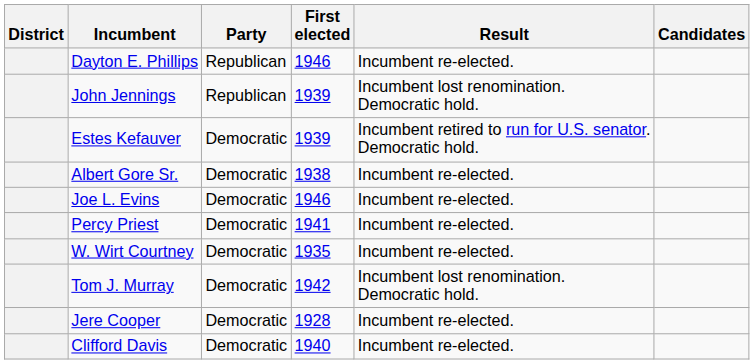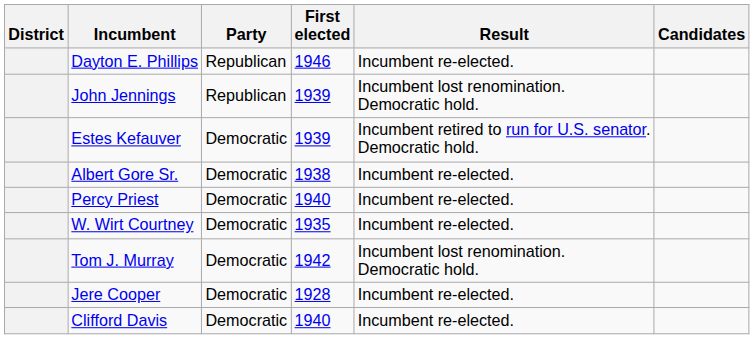- row: (115, 199)
(313, 225) 1941 -> (313, 199) 1940
